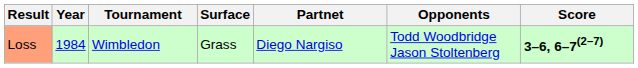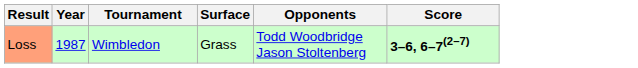- column: (320, 15)
(71, 44) 1984 -> (71, 44) 1987
